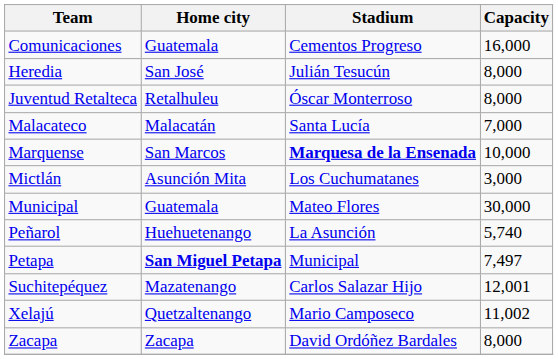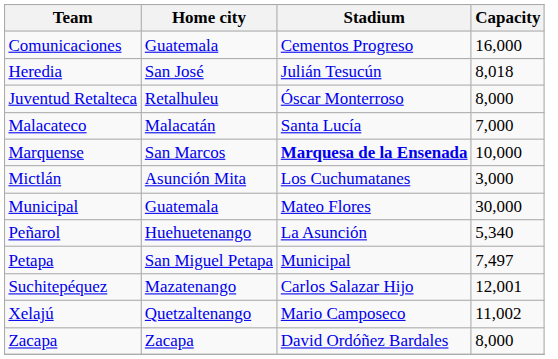(503, 71) 8,000 -> (494, 71) 8,018
(503, 233) 5,740 -> (494, 233) 5,340
(213, 260) bold -> (209, 260) normal
